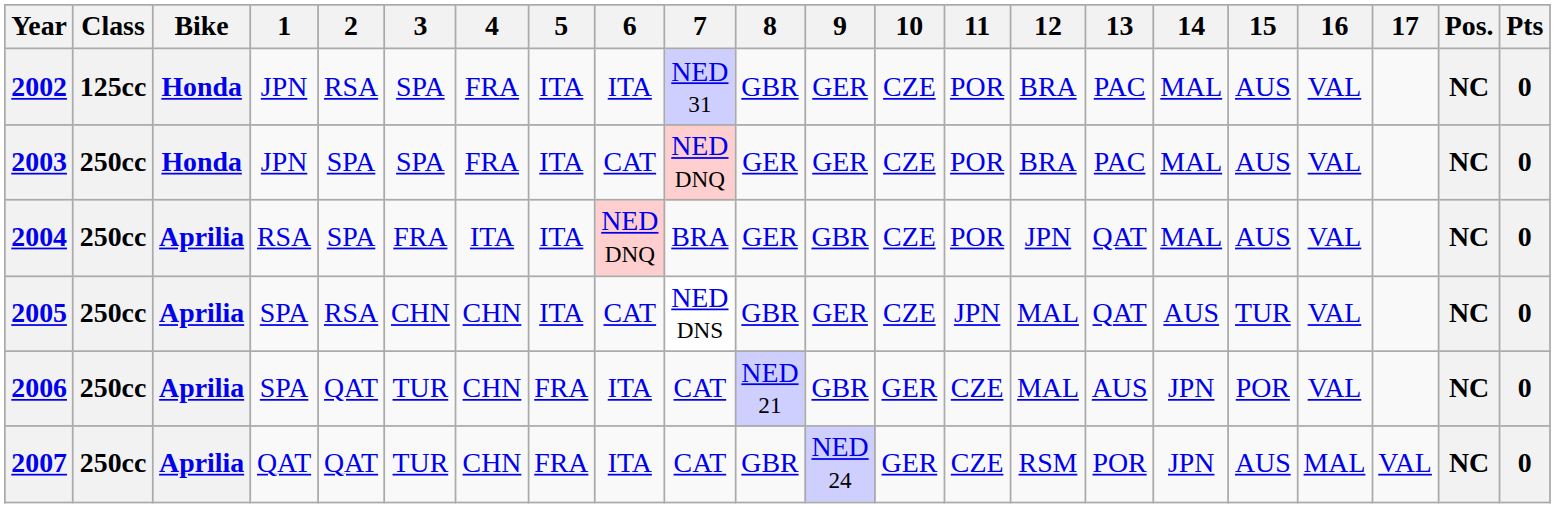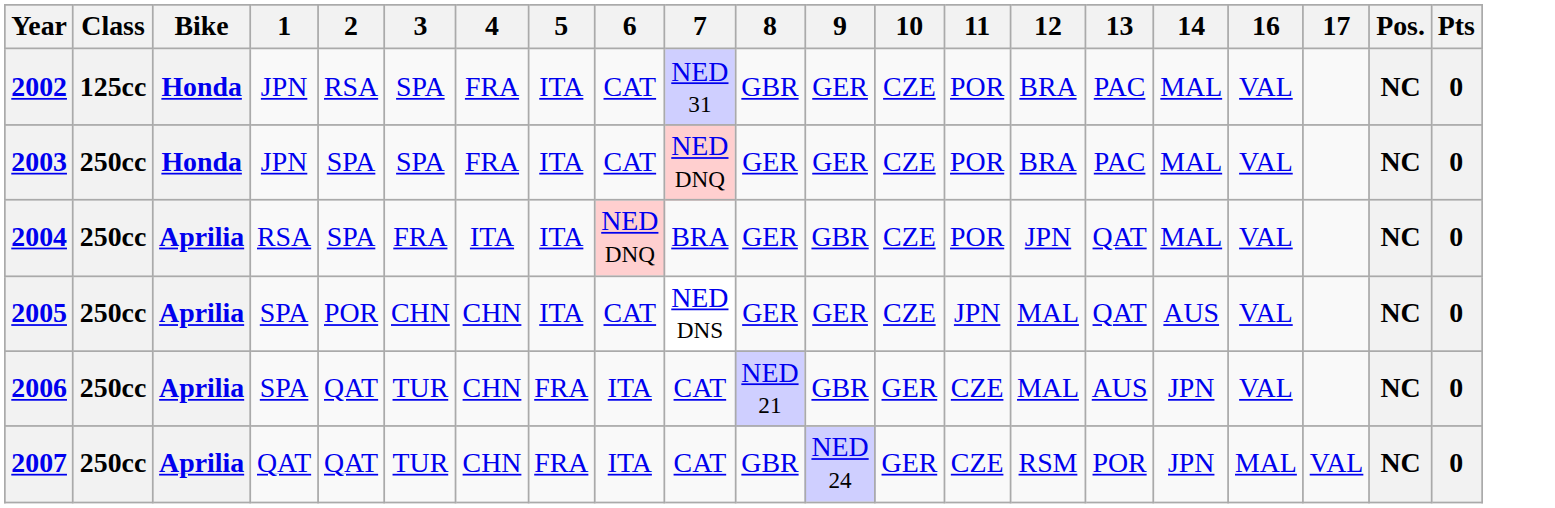- column: (1263, 26)
(630, 86) ITA -> (630, 86) CAT
(351, 312) RSA -> (351, 312) POR
(770, 312) GBR -> (770, 312) GER
